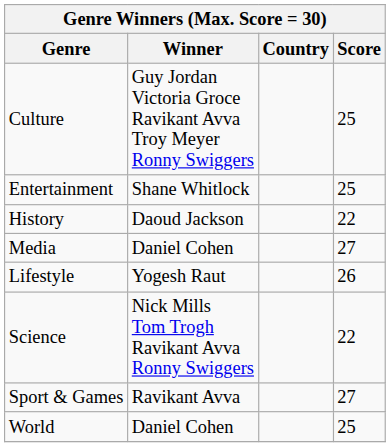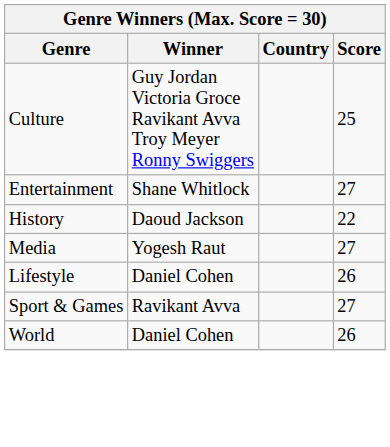(347, 189) 25 -> (347, 189) 27
(183, 247) Daniel Cohen -> (179, 247) Yogesh Raut
(179, 276) Yogesh Raut -> (183, 276) Daniel Cohen
- row: (37, 337)
(347, 426) 25 -> (347, 335) 26
